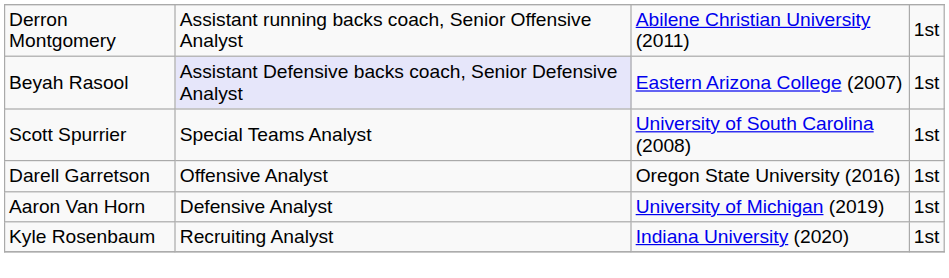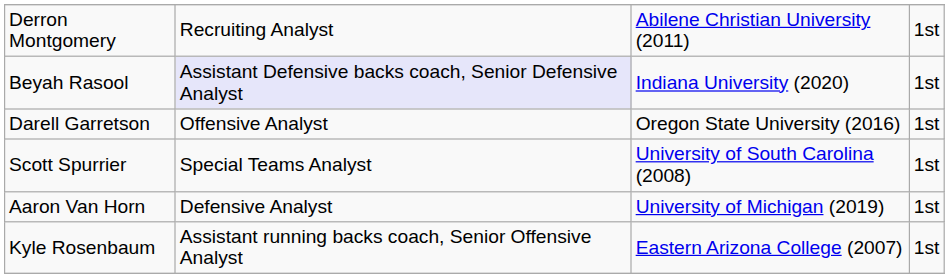(386, 30) Assistant running backs coach, Senior Offensive Analyst -> (257, 30) Recruiting Analyst
(769, 82) Eastern Arizona College (2007) -> (742, 82) Indiana University (2020)
rows swapped: (68, 134) <-> (79, 175)
(257, 236) Recruiting Analyst -> (386, 247) Assistant running backs coach, Senior Offensive Analyst
(742, 236) Indiana University (2020) -> (769, 247) Eastern Arizona College (2007)
